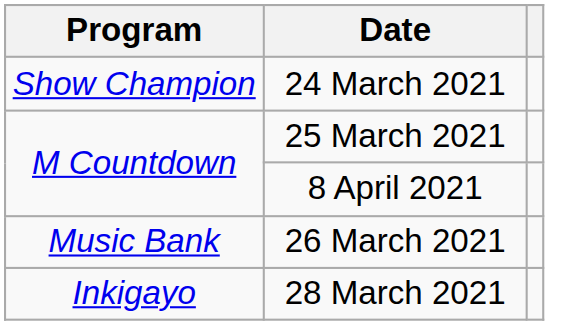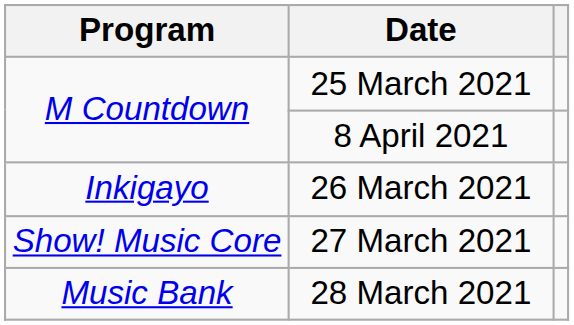- row: (395, 83)
(134, 240) Music Bank -> (147, 188) Inkigayo
+ row: (421, 240)
(134, 293) Inkigayo -> (147, 293) Music Bank
